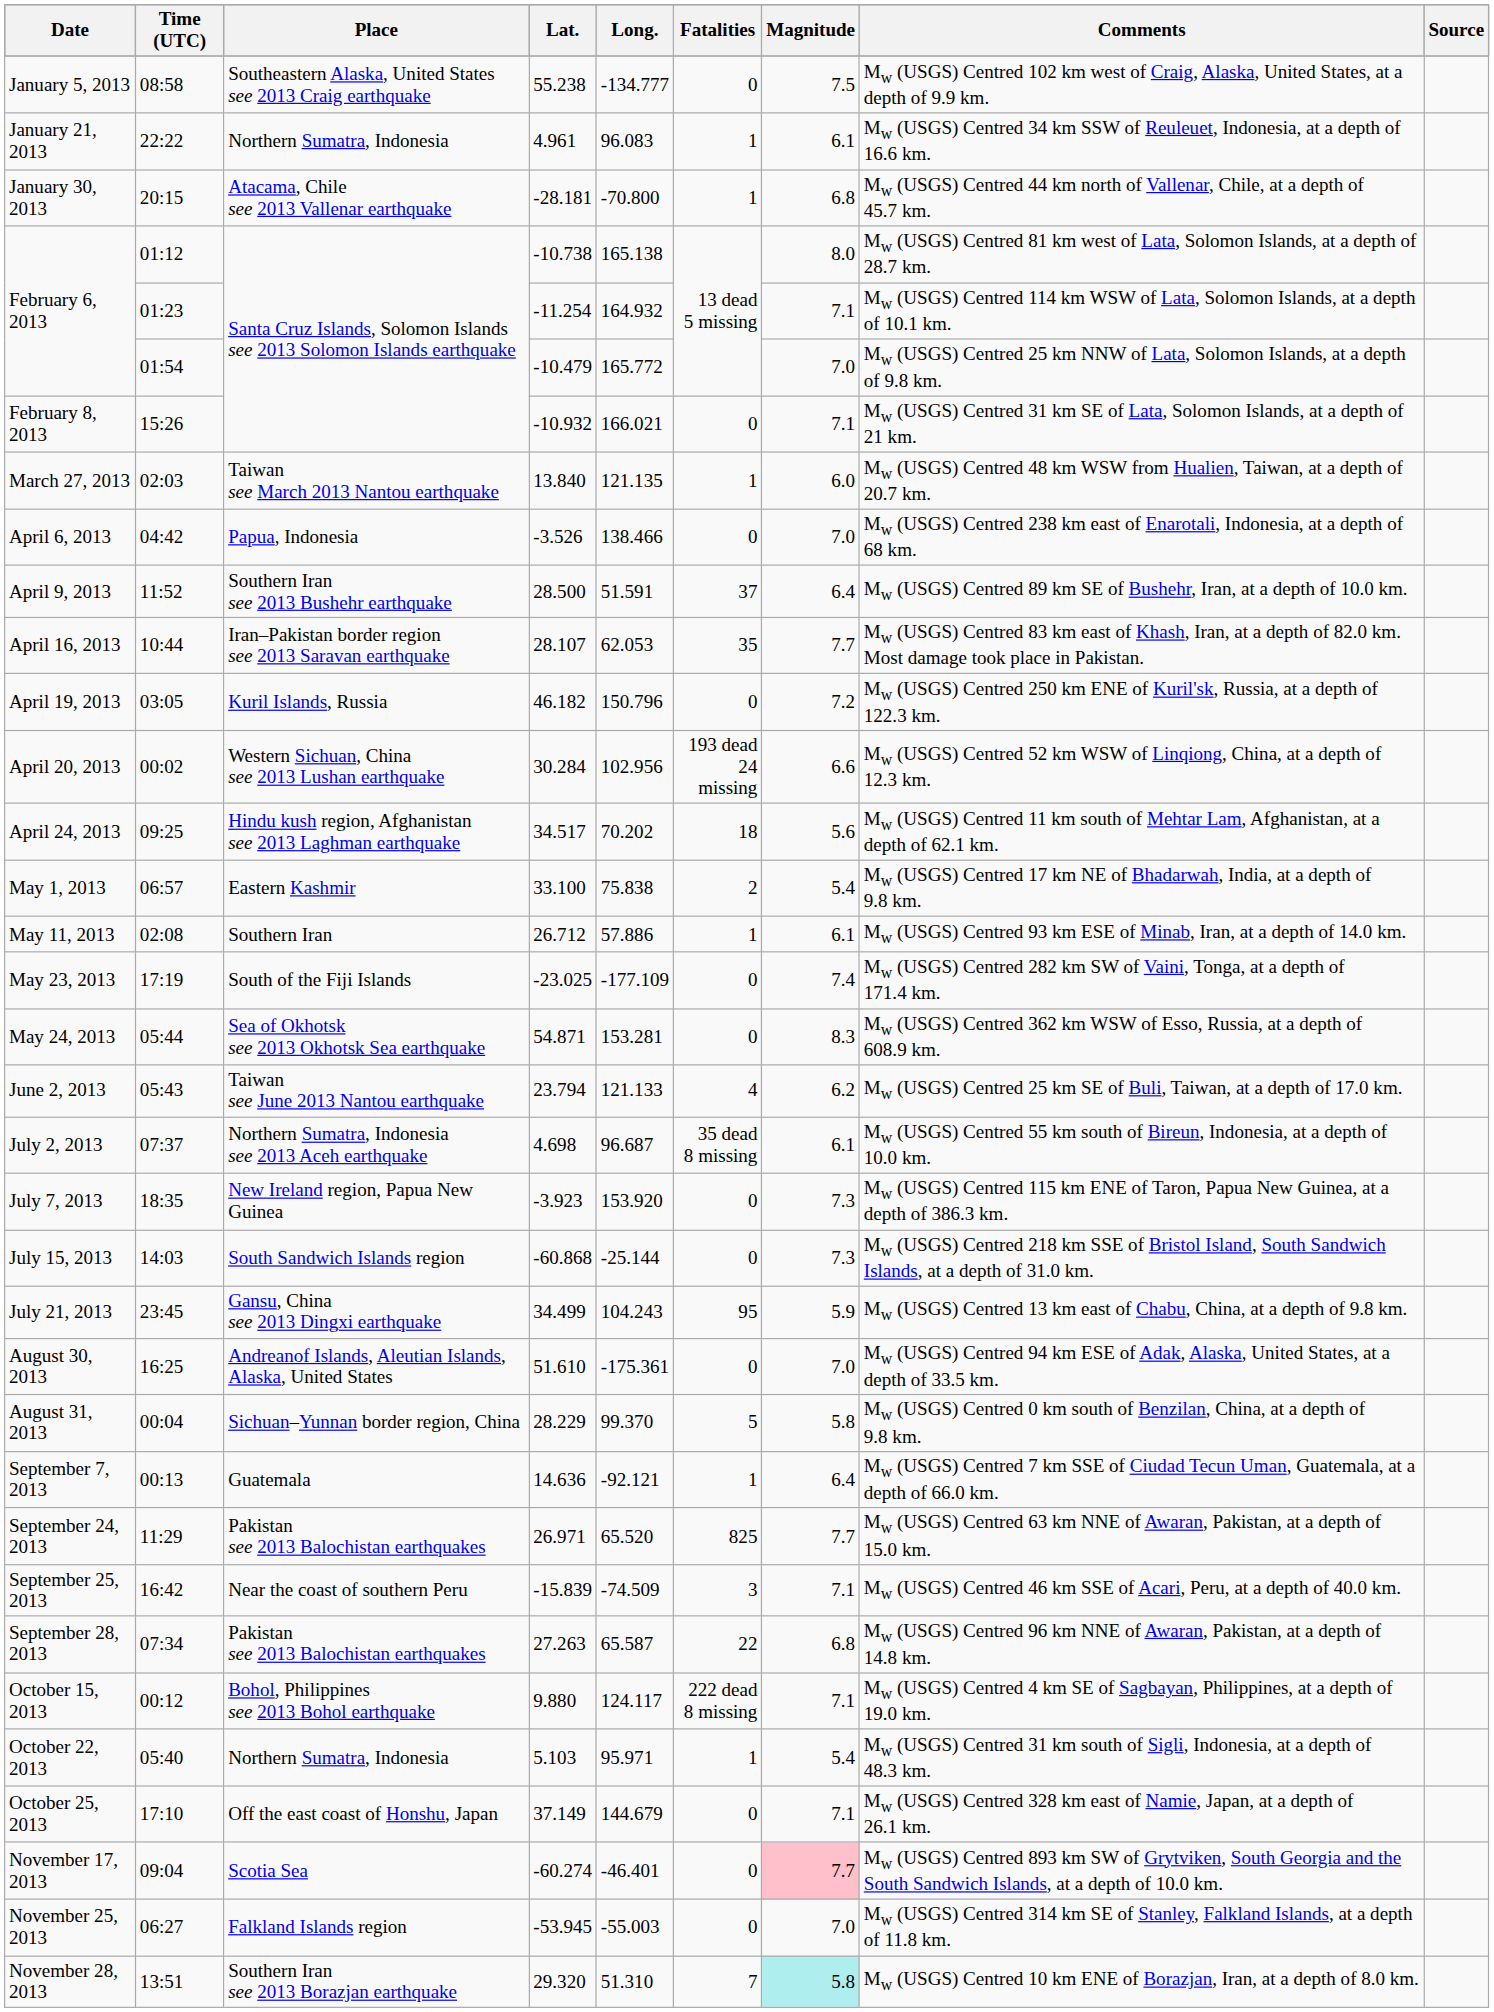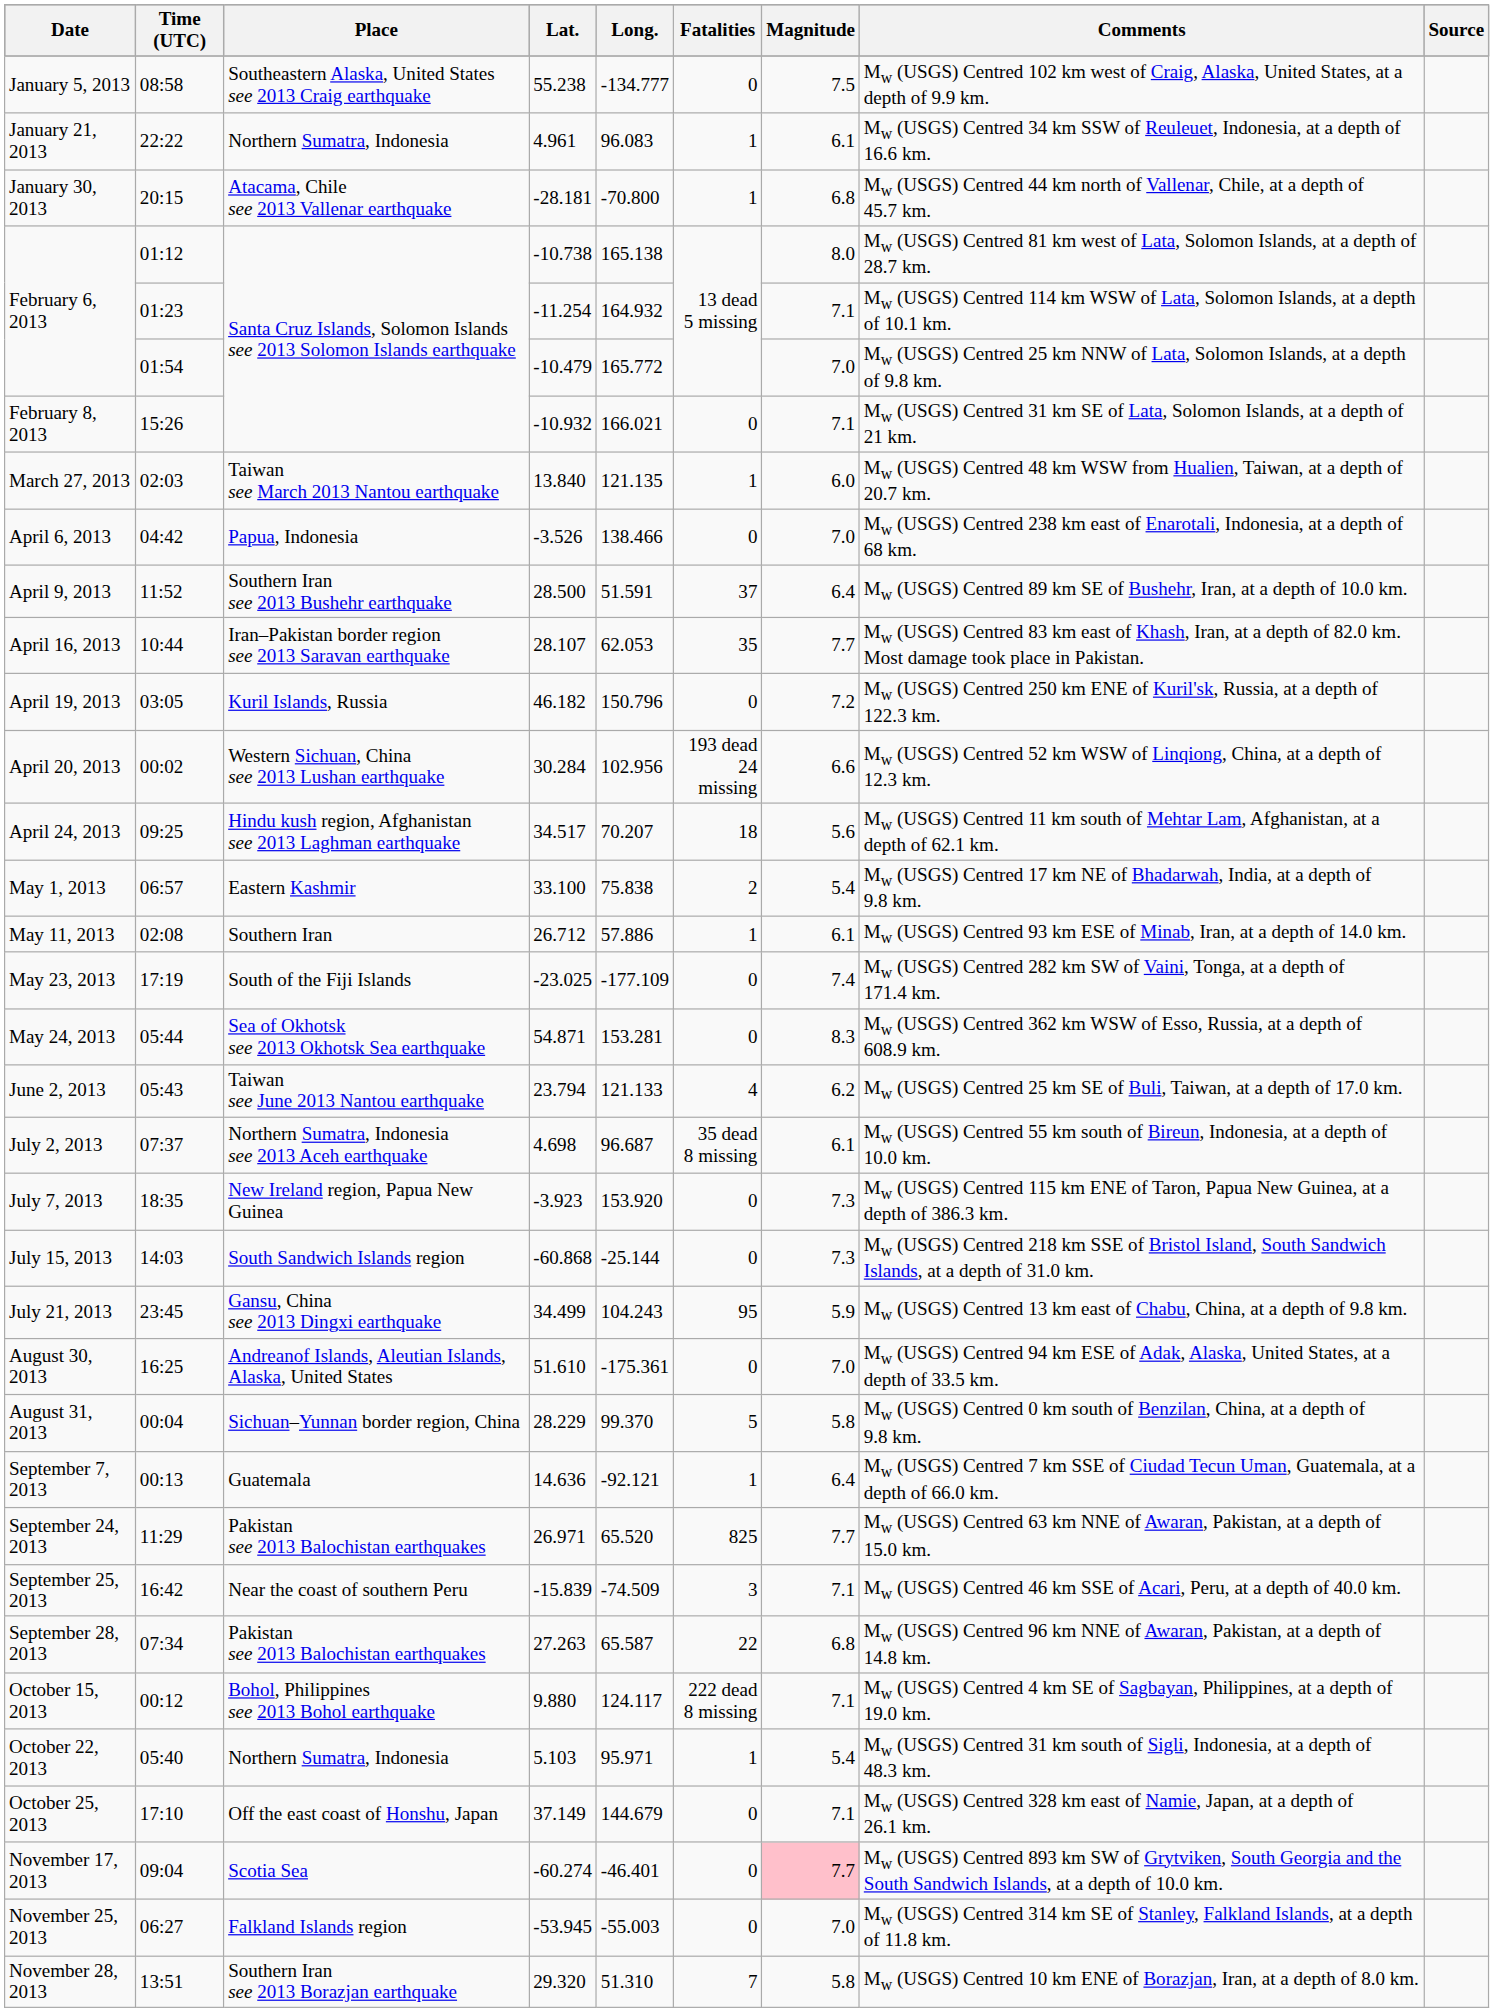(627, 831) 70.202 -> (627, 831) 70.207
(843, 1981) paleturquoise background -> (843, 1981) no background
